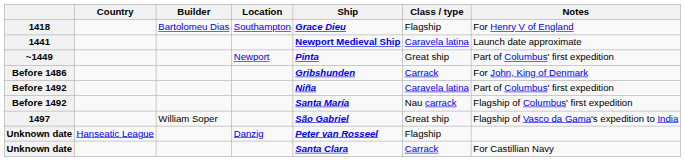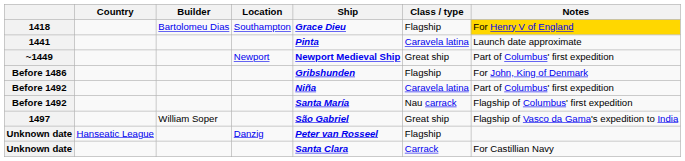(523, 27) no background -> (523, 27) gold background
(348, 42) Newport Medieval Ship -> (307, 42) Pinta
(307, 57) Pinta -> (348, 57) Newport Medieval Ship
(422, 73) Carrack -> (423, 73) Flagship
